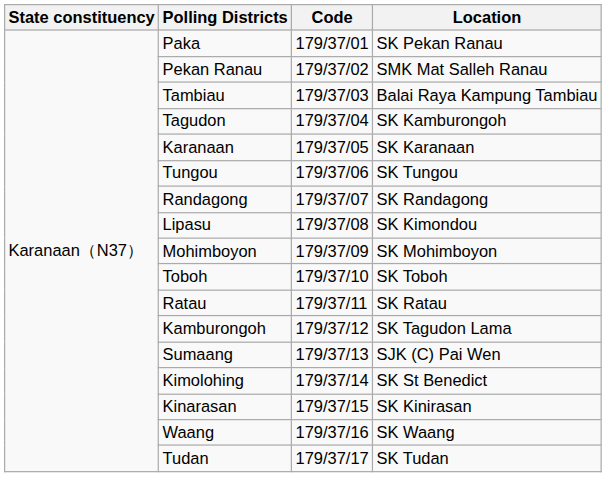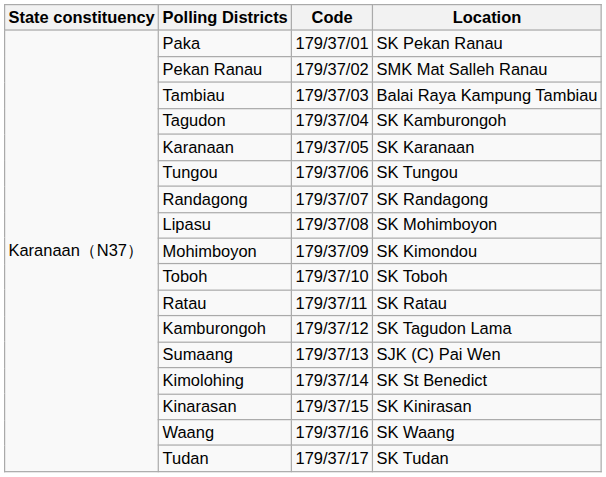(427, 225) SK Kimondou -> (437, 225) SK Mohimboyon
(437, 251) SK Mohimboyon -> (427, 251) SK Kimondou
